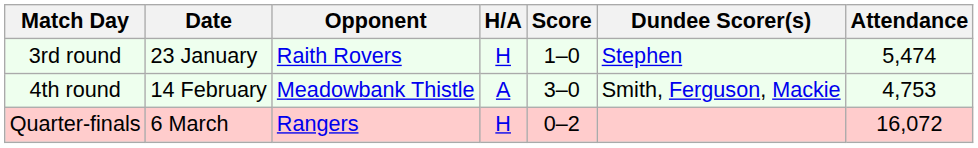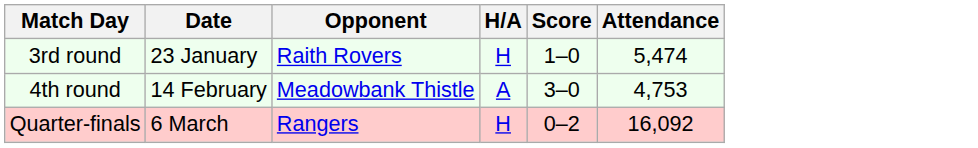- column: (721, 21)
(909, 124) 16,072 -> (661, 124) 16,092
